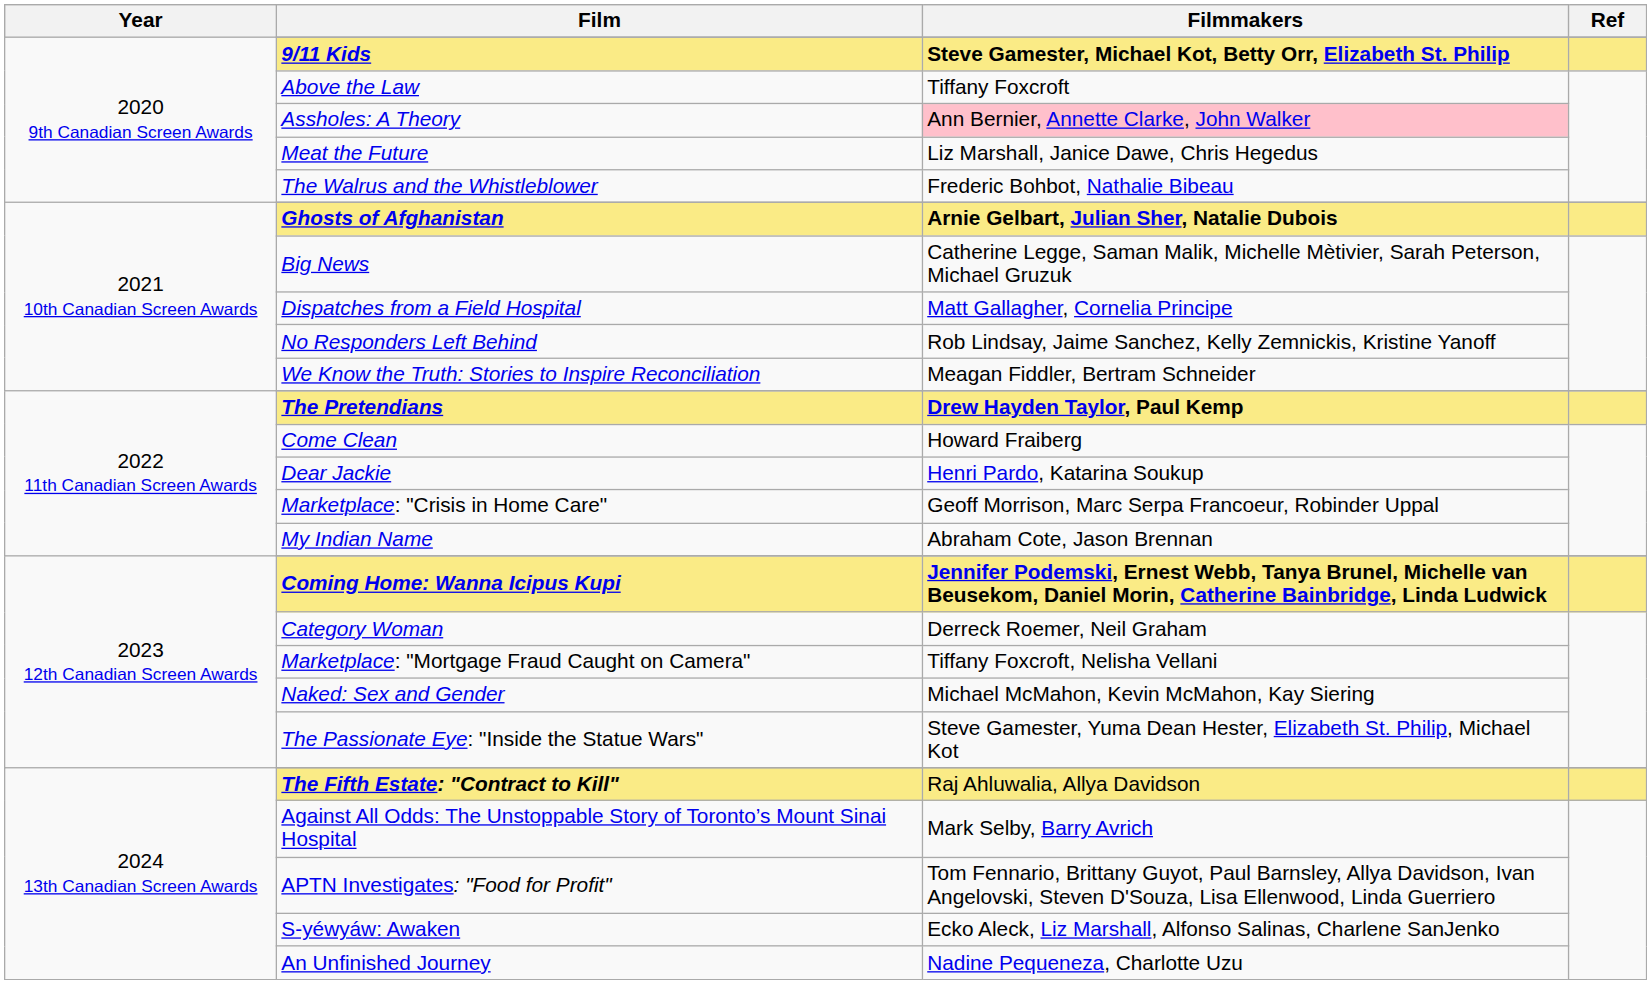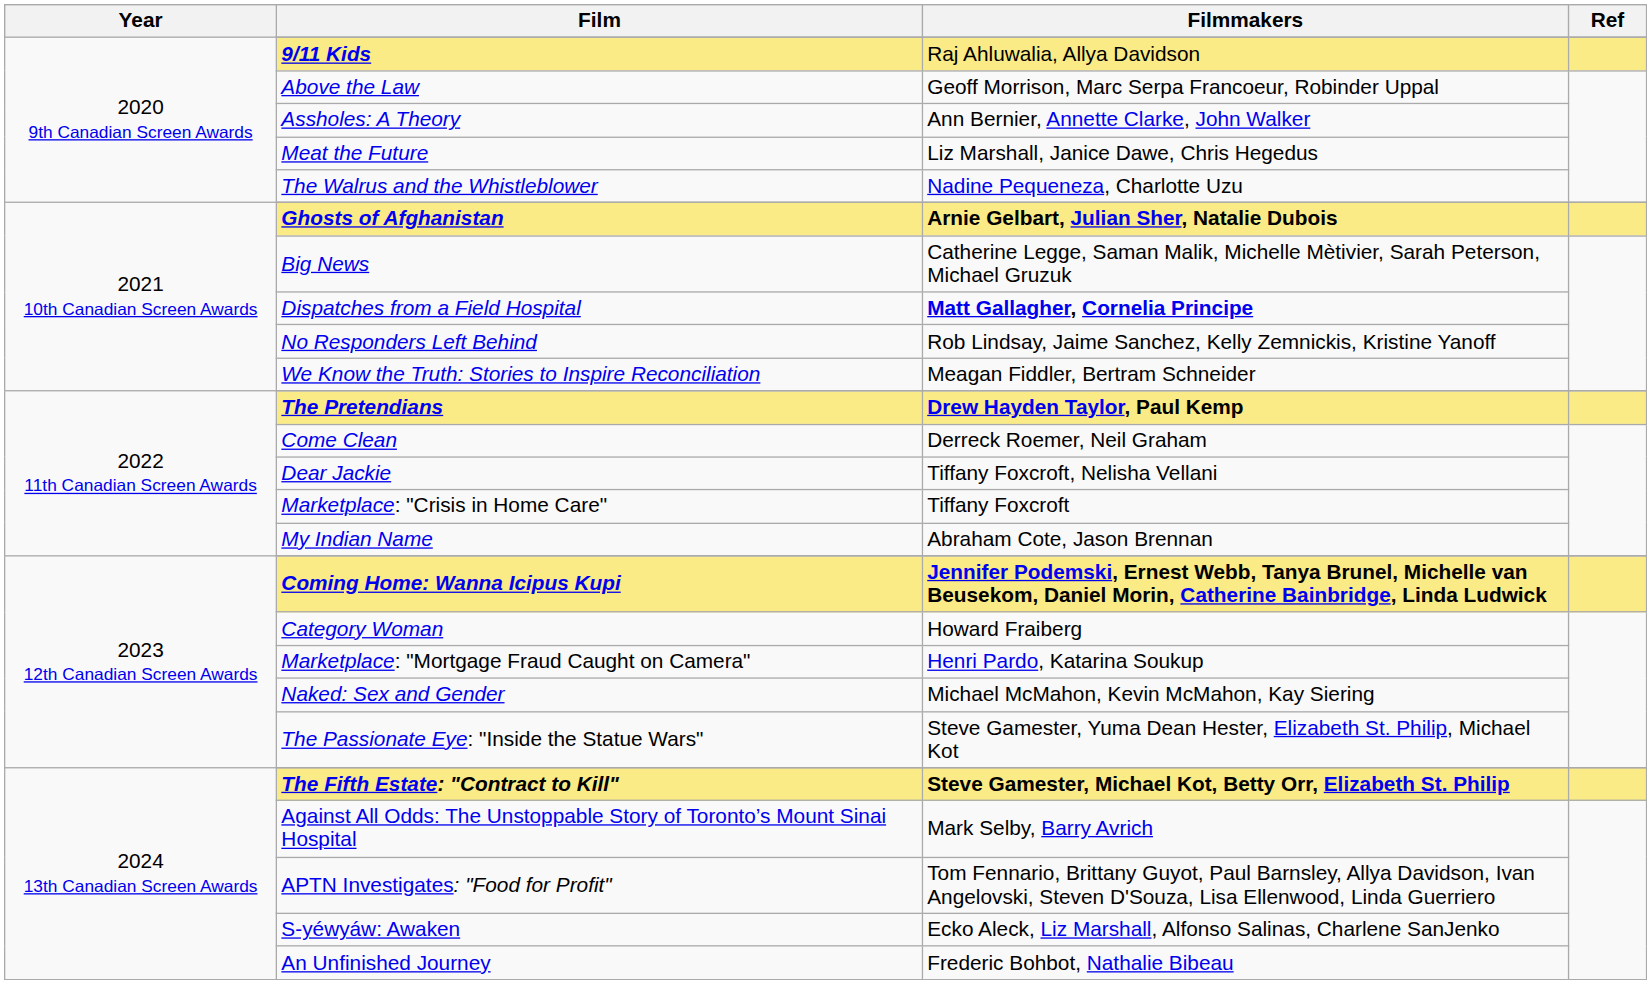(1219, 53) Steve Gamester, Michael Kot, Betty Orr, Elizabeth St. Philip -> (1064, 53) Raj Ahluwalia, Allya Davidson
(998, 86) Tiffany Foxcroft -> (1183, 86) Geoff Morrison, Marc Serpa Francoeur, Robinder Uppal
(1119, 119) pink background -> (1119, 119) no background
(1080, 185) Frederic Bohbot, Nathalie Bibeau -> (1085, 185) Nadine Pequeneza, Charlotte Uzu
(1080, 308) normal -> (1090, 308) bold
(1005, 440) Howard Fraiberg -> (1067, 440) Derreck Roemer, Neil Graham
(1065, 473) Henri Pardo, Katarina Soukup -> (1072, 473) Tiffany Foxcroft, Nelisha Vellani
(1183, 506) Geoff Morrison, Marc Serpa Francoeur, Robinder Uppal -> (998, 506) Tiffany Foxcroft
(1067, 628) Derreck Roemer, Neil Graham -> (1005, 628) Howard Fraiberg
(1072, 661) Tiffany Foxcroft, Nelisha Vellani -> (1065, 661) Henri Pardo, Katarina Soukup
(1064, 783) Raj Ahluwalia, Allya Davidson -> (1219, 783) Steve Gamester, Michael Kot, Betty Orr, Elizabeth St. Philip
(1085, 962) Nadine Pequeneza, Charlotte Uzu -> (1080, 962) Frederic Bohbot, Nathalie Bibeau
